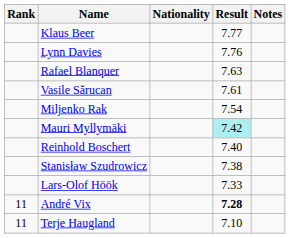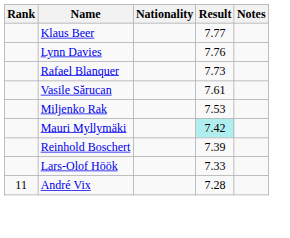(232, 71) 7.63 -> (215, 71) 7.73
(232, 109) 7.54 -> (215, 109) 7.53
(232, 147) 7.40 -> (215, 147) 7.39
- row: (94, 166)
(232, 204) bold -> (215, 185) normal
- row: (78, 223)
